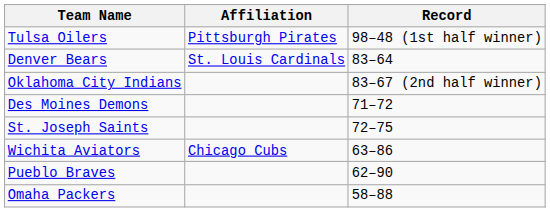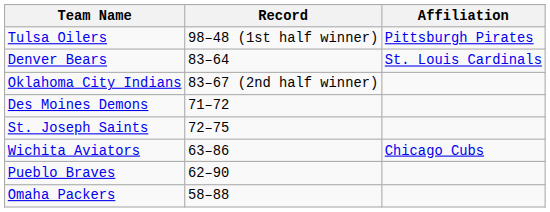columns swapped: (267, 16) <-> (447, 16)
